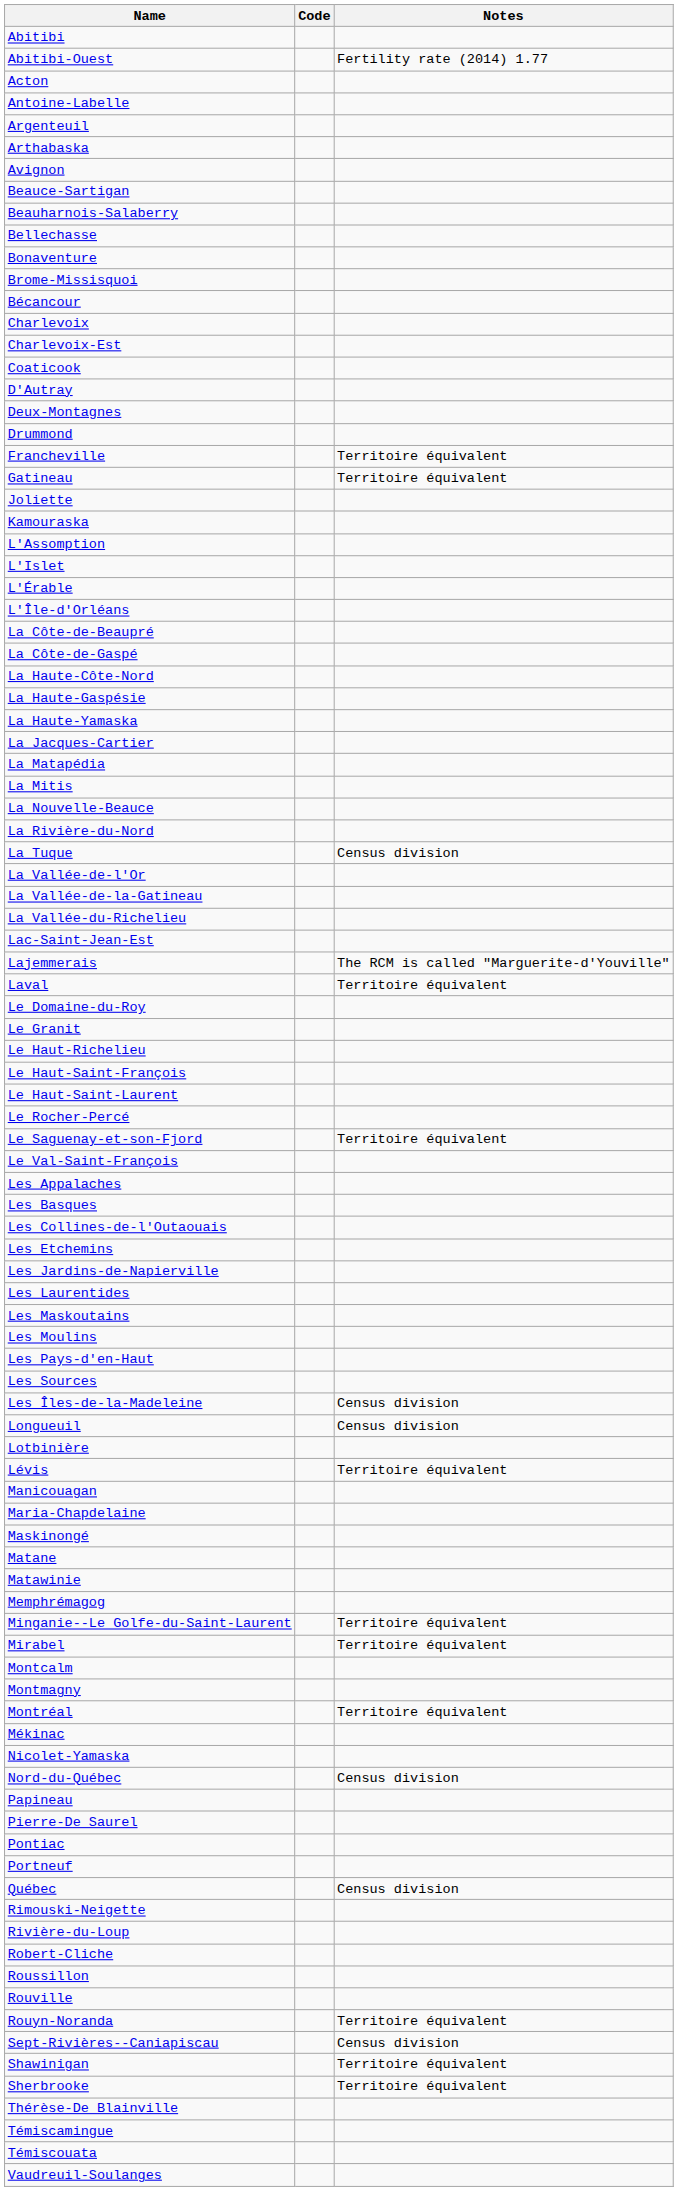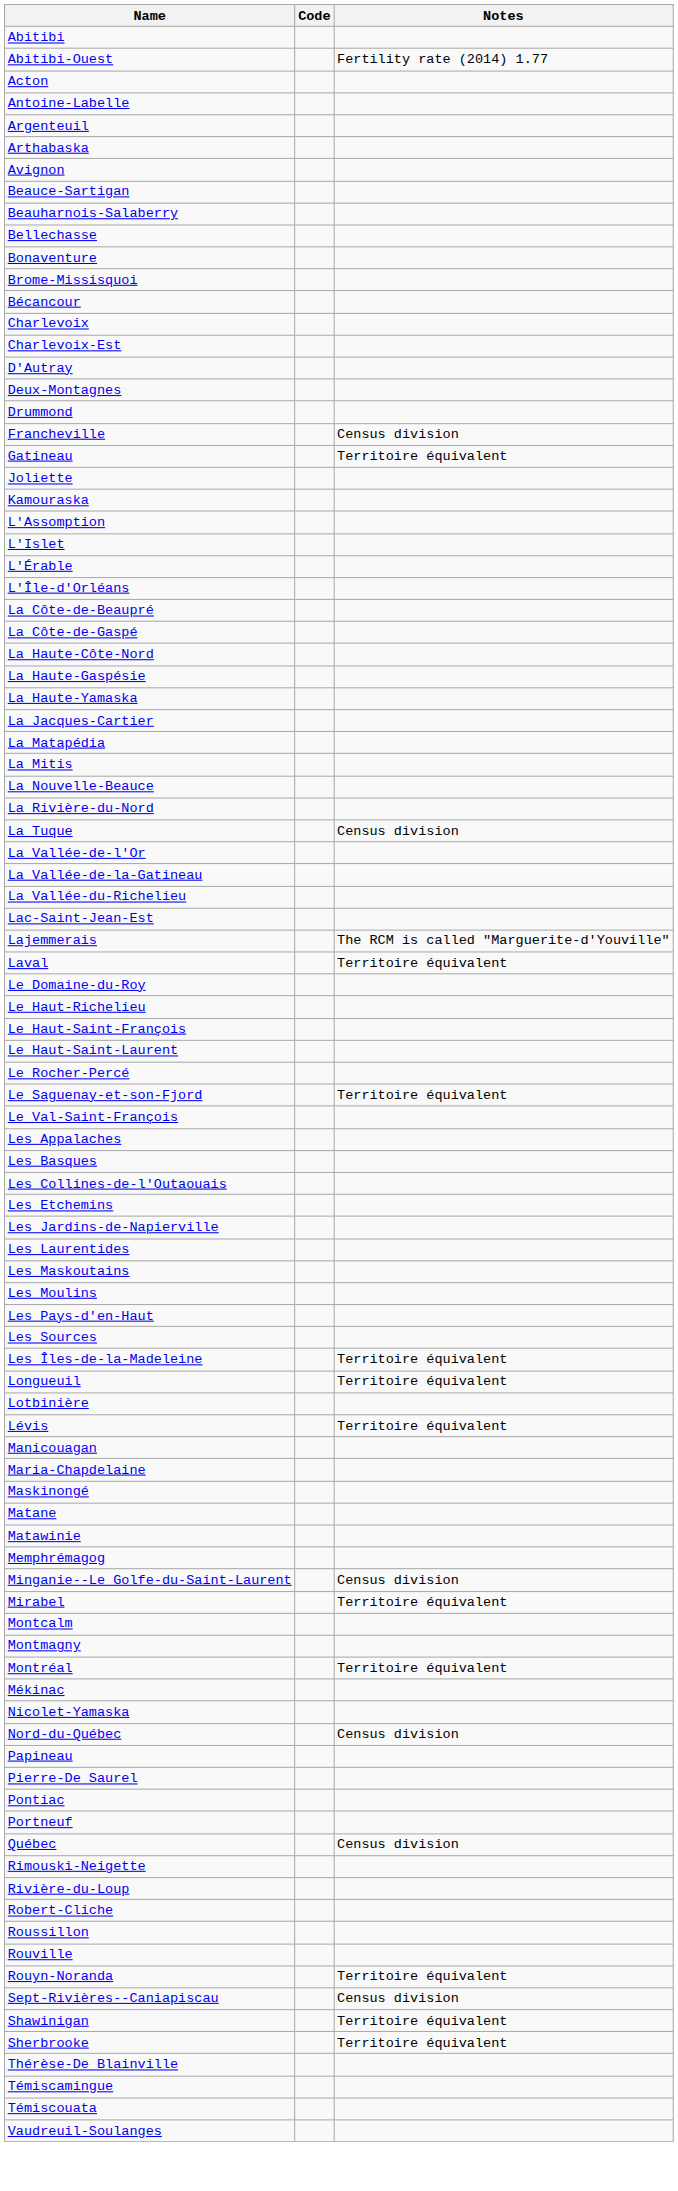- row: (44, 368)
(422, 456) Territoire équivalent -> (398, 434) Census division
- row: (44, 1029)
(398, 1404) Census division -> (422, 1360) Territoire équivalent
(398, 1426) Census division -> (422, 1382) Territoire équivalent
(422, 1624) Territoire équivalent -> (398, 1580) Census division
